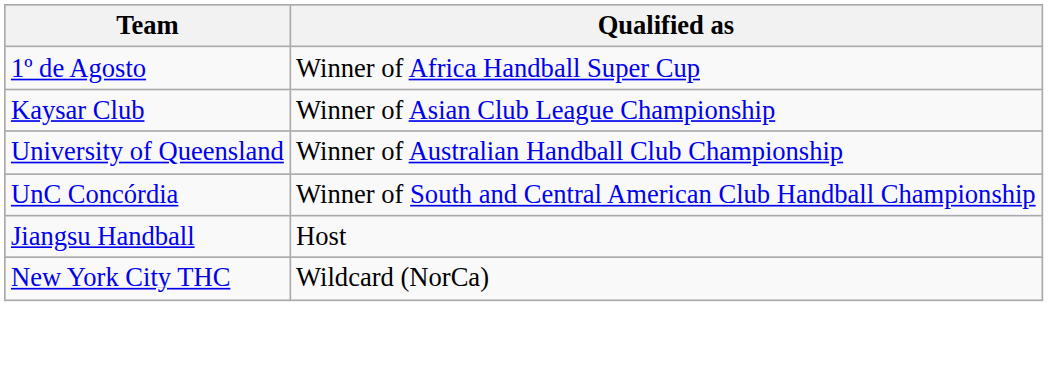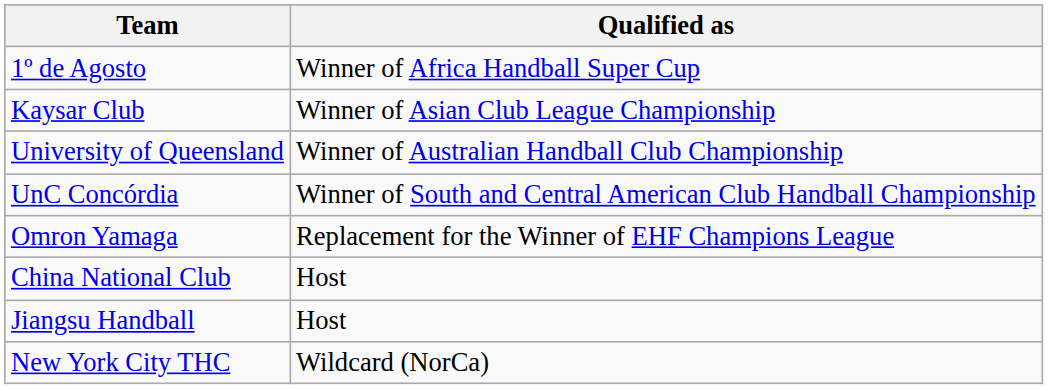+ row: (94, 236)
+ row: (121, 278)
